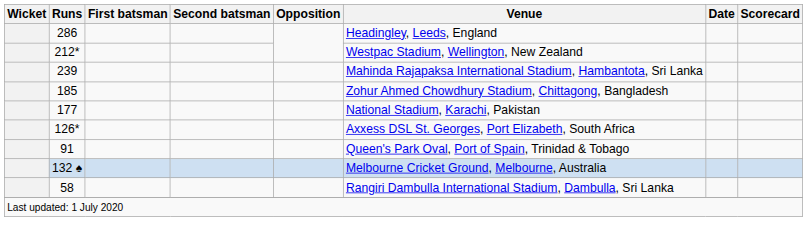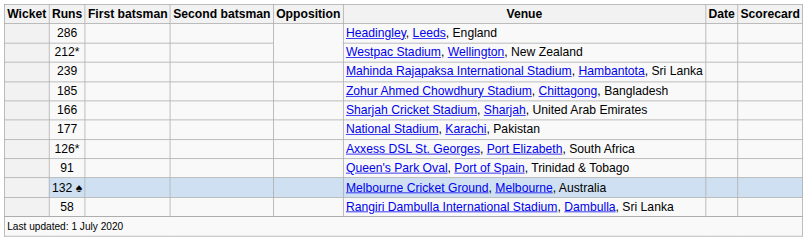+ row: (67, 110)
